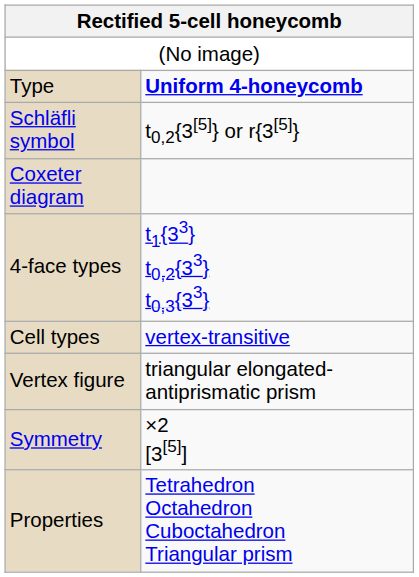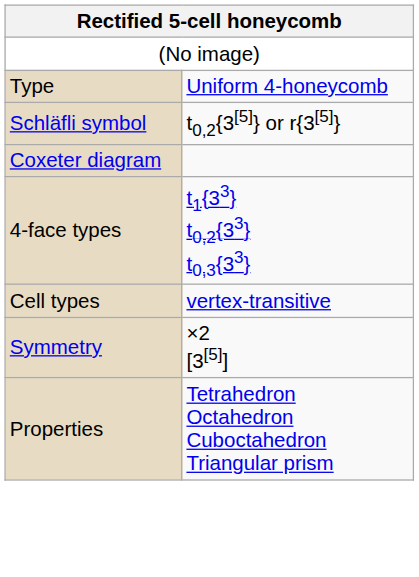(254, 86) bold -> (287, 86) normal
- row: (67, 381)
